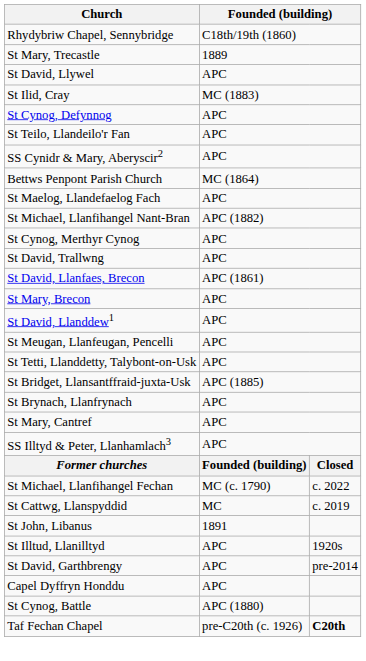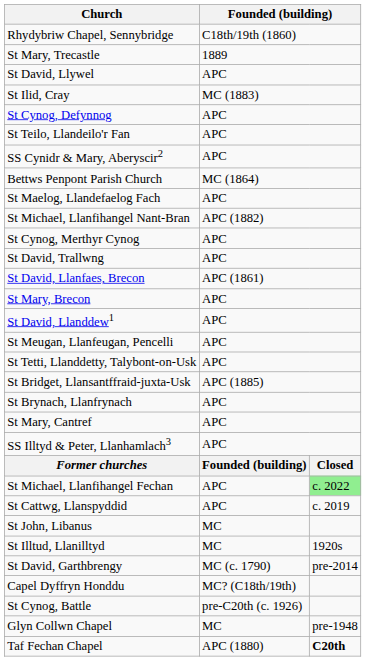(236, 485) MC (c. 1790) -> (214, 485) APC
(331, 485) no background -> (331, 485) lightgreen background
(212, 505) MC -> (214, 505) APC
(215, 525) 1891 -> (212, 525) MC
(214, 545) APC -> (212, 545) MC
(214, 566) APC -> (236, 566) MC (c. 1790)
(214, 586) APC -> (249, 586) MC? (C18th/19th)
(233, 606) APC (1880) -> (252, 606) pre-C20th (c. 1926)
+ row: (60, 626)
(252, 626) pre-C20th (c. 1926) -> (233, 646) APC (1880)
